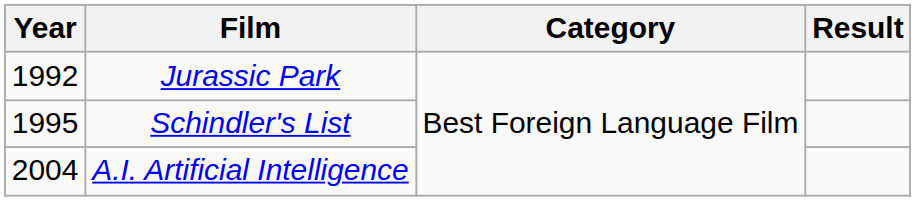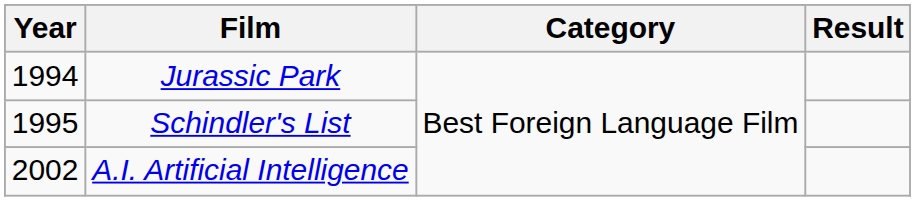(45, 75) 1992 -> (45, 75) 1994
(45, 170) 2004 -> (45, 170) 2002
